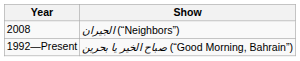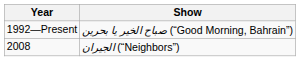rows swapped: (42, 47) <-> (19, 29)
